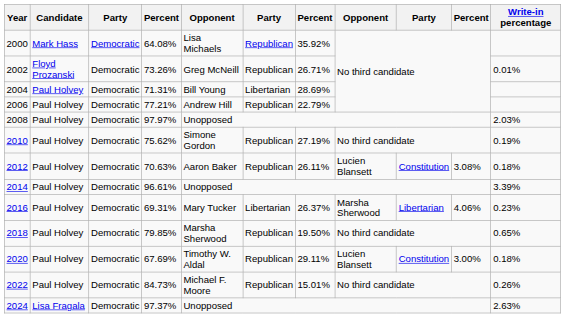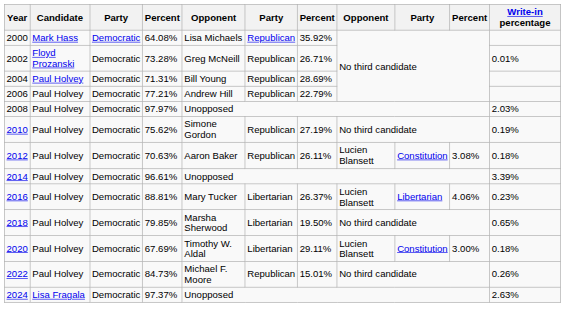(160, 69) 73.26% -> (161, 58) 73.28%
(268, 90) Libertarian -> (271, 79) Republican
(160, 207) 69.31% -> (161, 197) 88.81%
(359, 207) Marsha Sherwood -> (356, 197) Lucien Blansett
(269, 233) Republican -> (270, 222) Libertarian
(269, 259) Republican -> (270, 248) Libertarian
